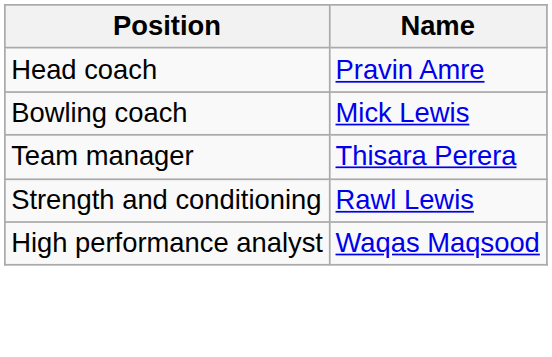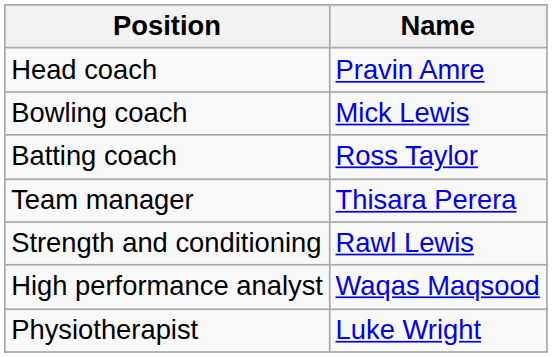+ row: (94, 156)
+ row: (105, 329)
